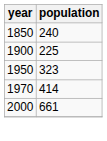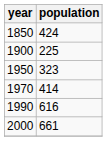(49, 32) 240 -> (49, 32) 424
+ row: (20, 107)
